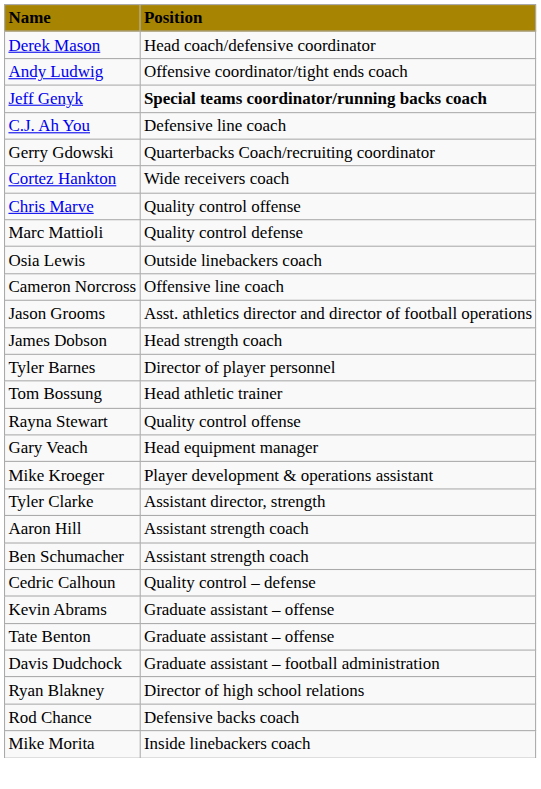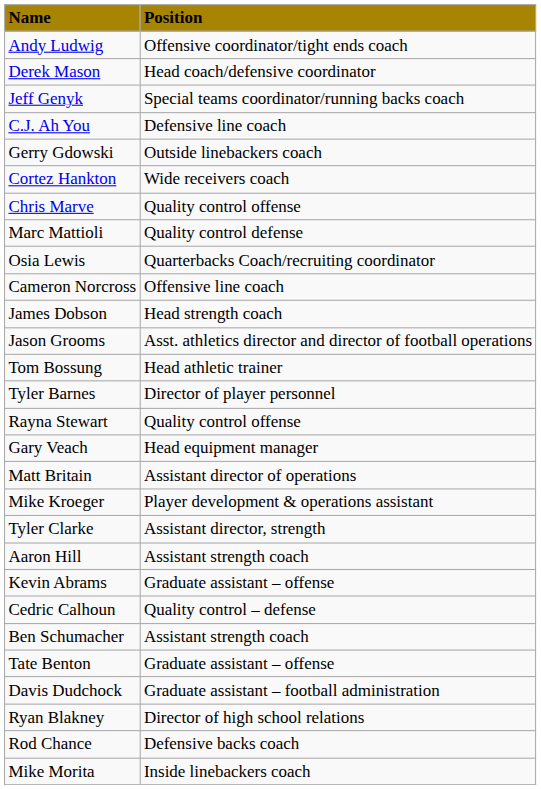rows swapped: (54, 44) <-> (56, 71)
(315, 98) bold -> (304, 98) normal
(289, 152) Quarterbacks Coach/recruiting coordinator -> (233, 152) Outside linebackers coach
(233, 260) Outside linebackers coach -> (289, 260) Quarterbacks Coach/recruiting coordinator
rows swapped: (58, 340) <-> (57, 313)
rows swapped: (52, 367) <-> (55, 394)
+ row: (50, 475)
rows swapped: (66, 555) <-> (58, 609)
